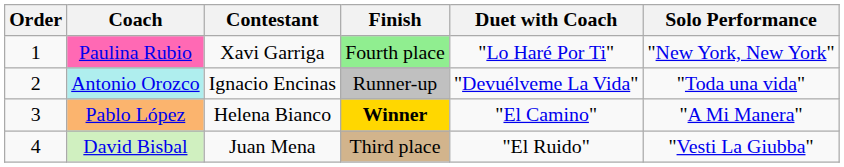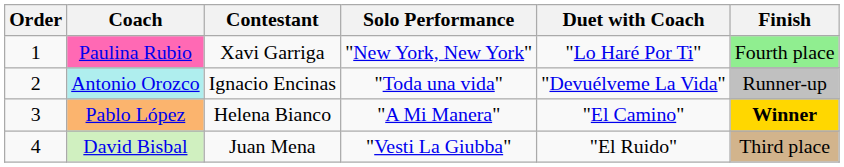columns swapped: (741, 20) <-> (395, 20)
